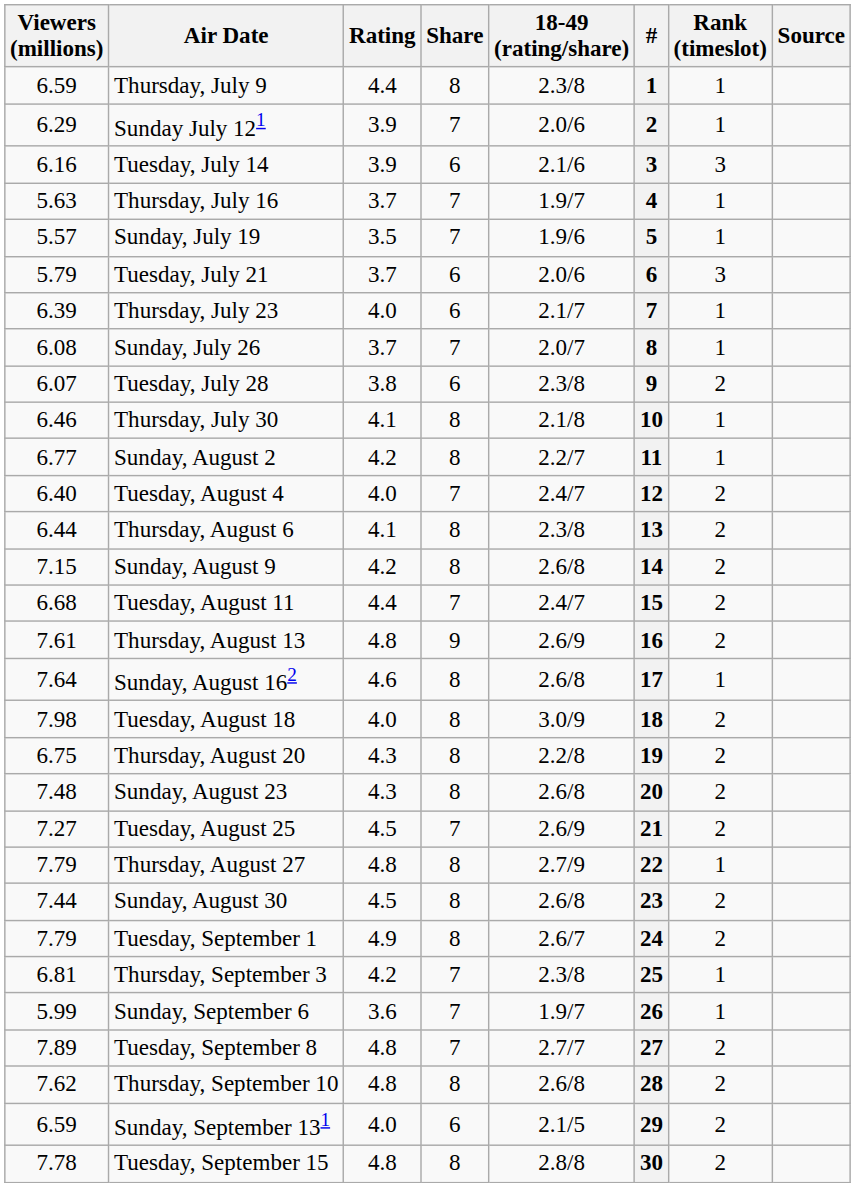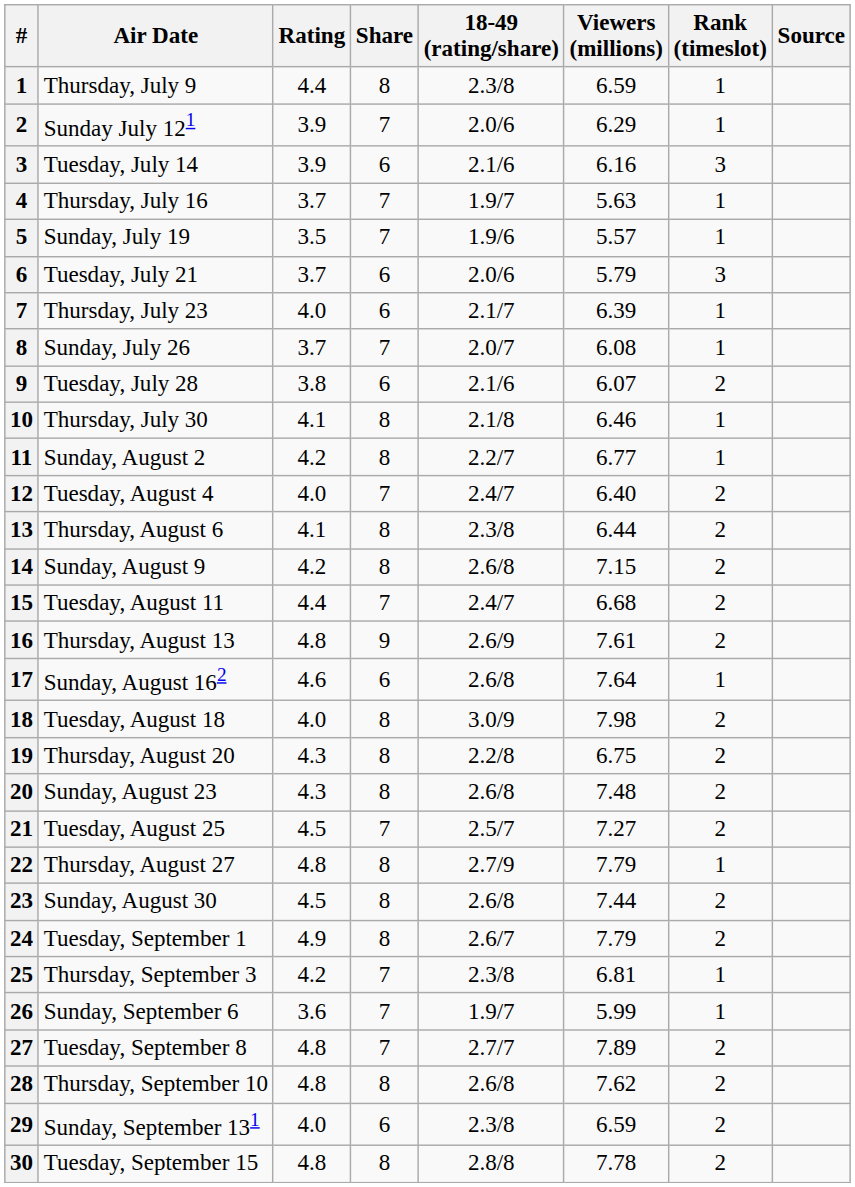columns swapped: (651, 35) <-> (57, 35)
(562, 383) 2.3/8 -> (491, 383) 2.1/6
(455, 679) 8 -> (384, 679) 6
(562, 828) 2.6/9 -> (491, 828) 2.5/7
(562, 1123) 2.1/5 -> (491, 1123) 2.3/8
